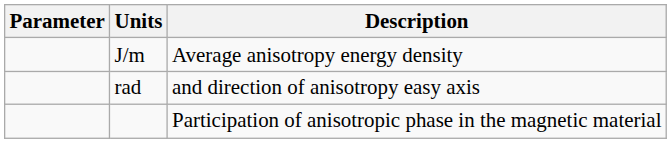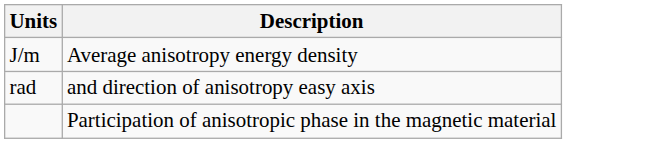- column: (57, 21)
